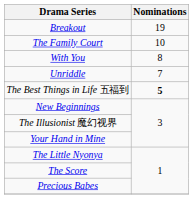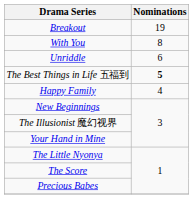- row: (68, 43)
(160, 74) 7 -> (160, 58) 6
+ row: (68, 91)
